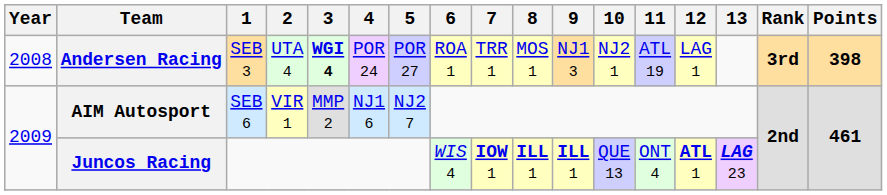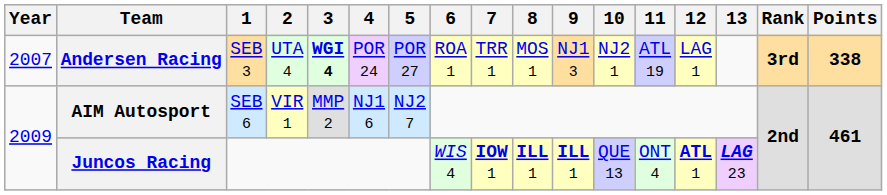(31, 60) 2008 -> (31, 60) 2007
(845, 60) 398 -> (845, 60) 338
